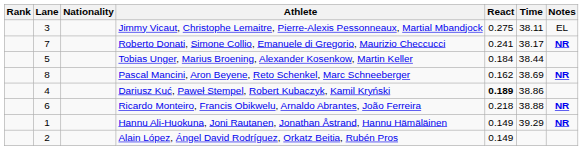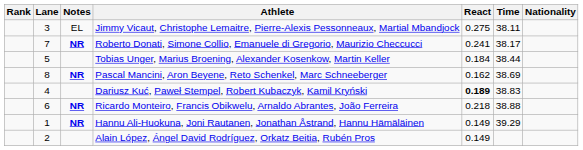columns swapped: (89, 12) <-> (562, 12)
(531, 91) 38.86 -> (508, 91) 38.83
